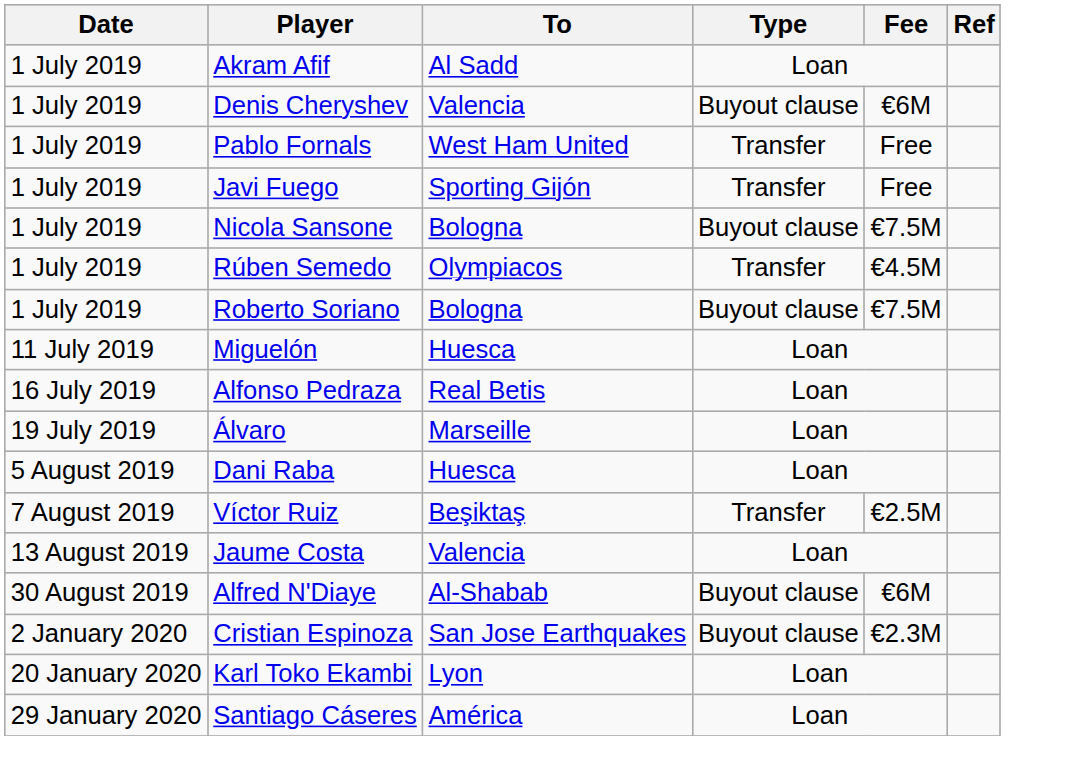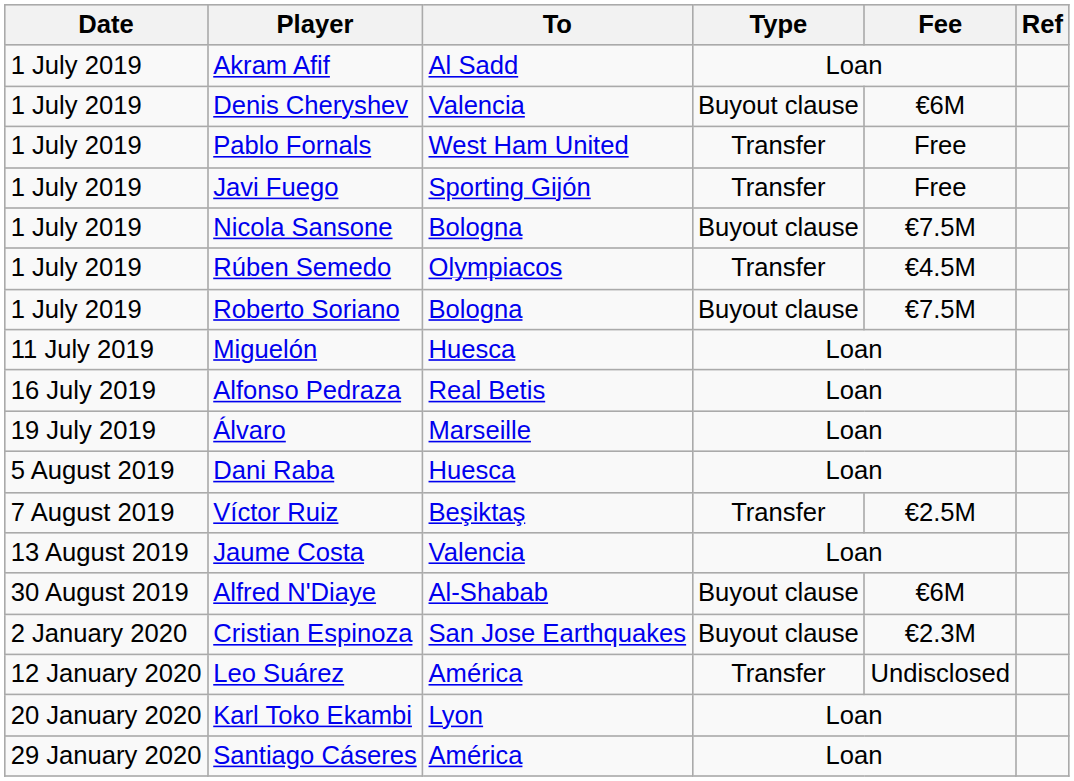+ row: (279, 674)
